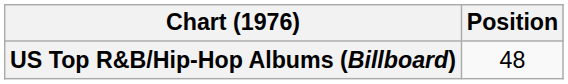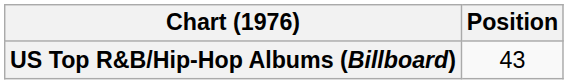(512, 59) 48 -> (512, 59) 43
